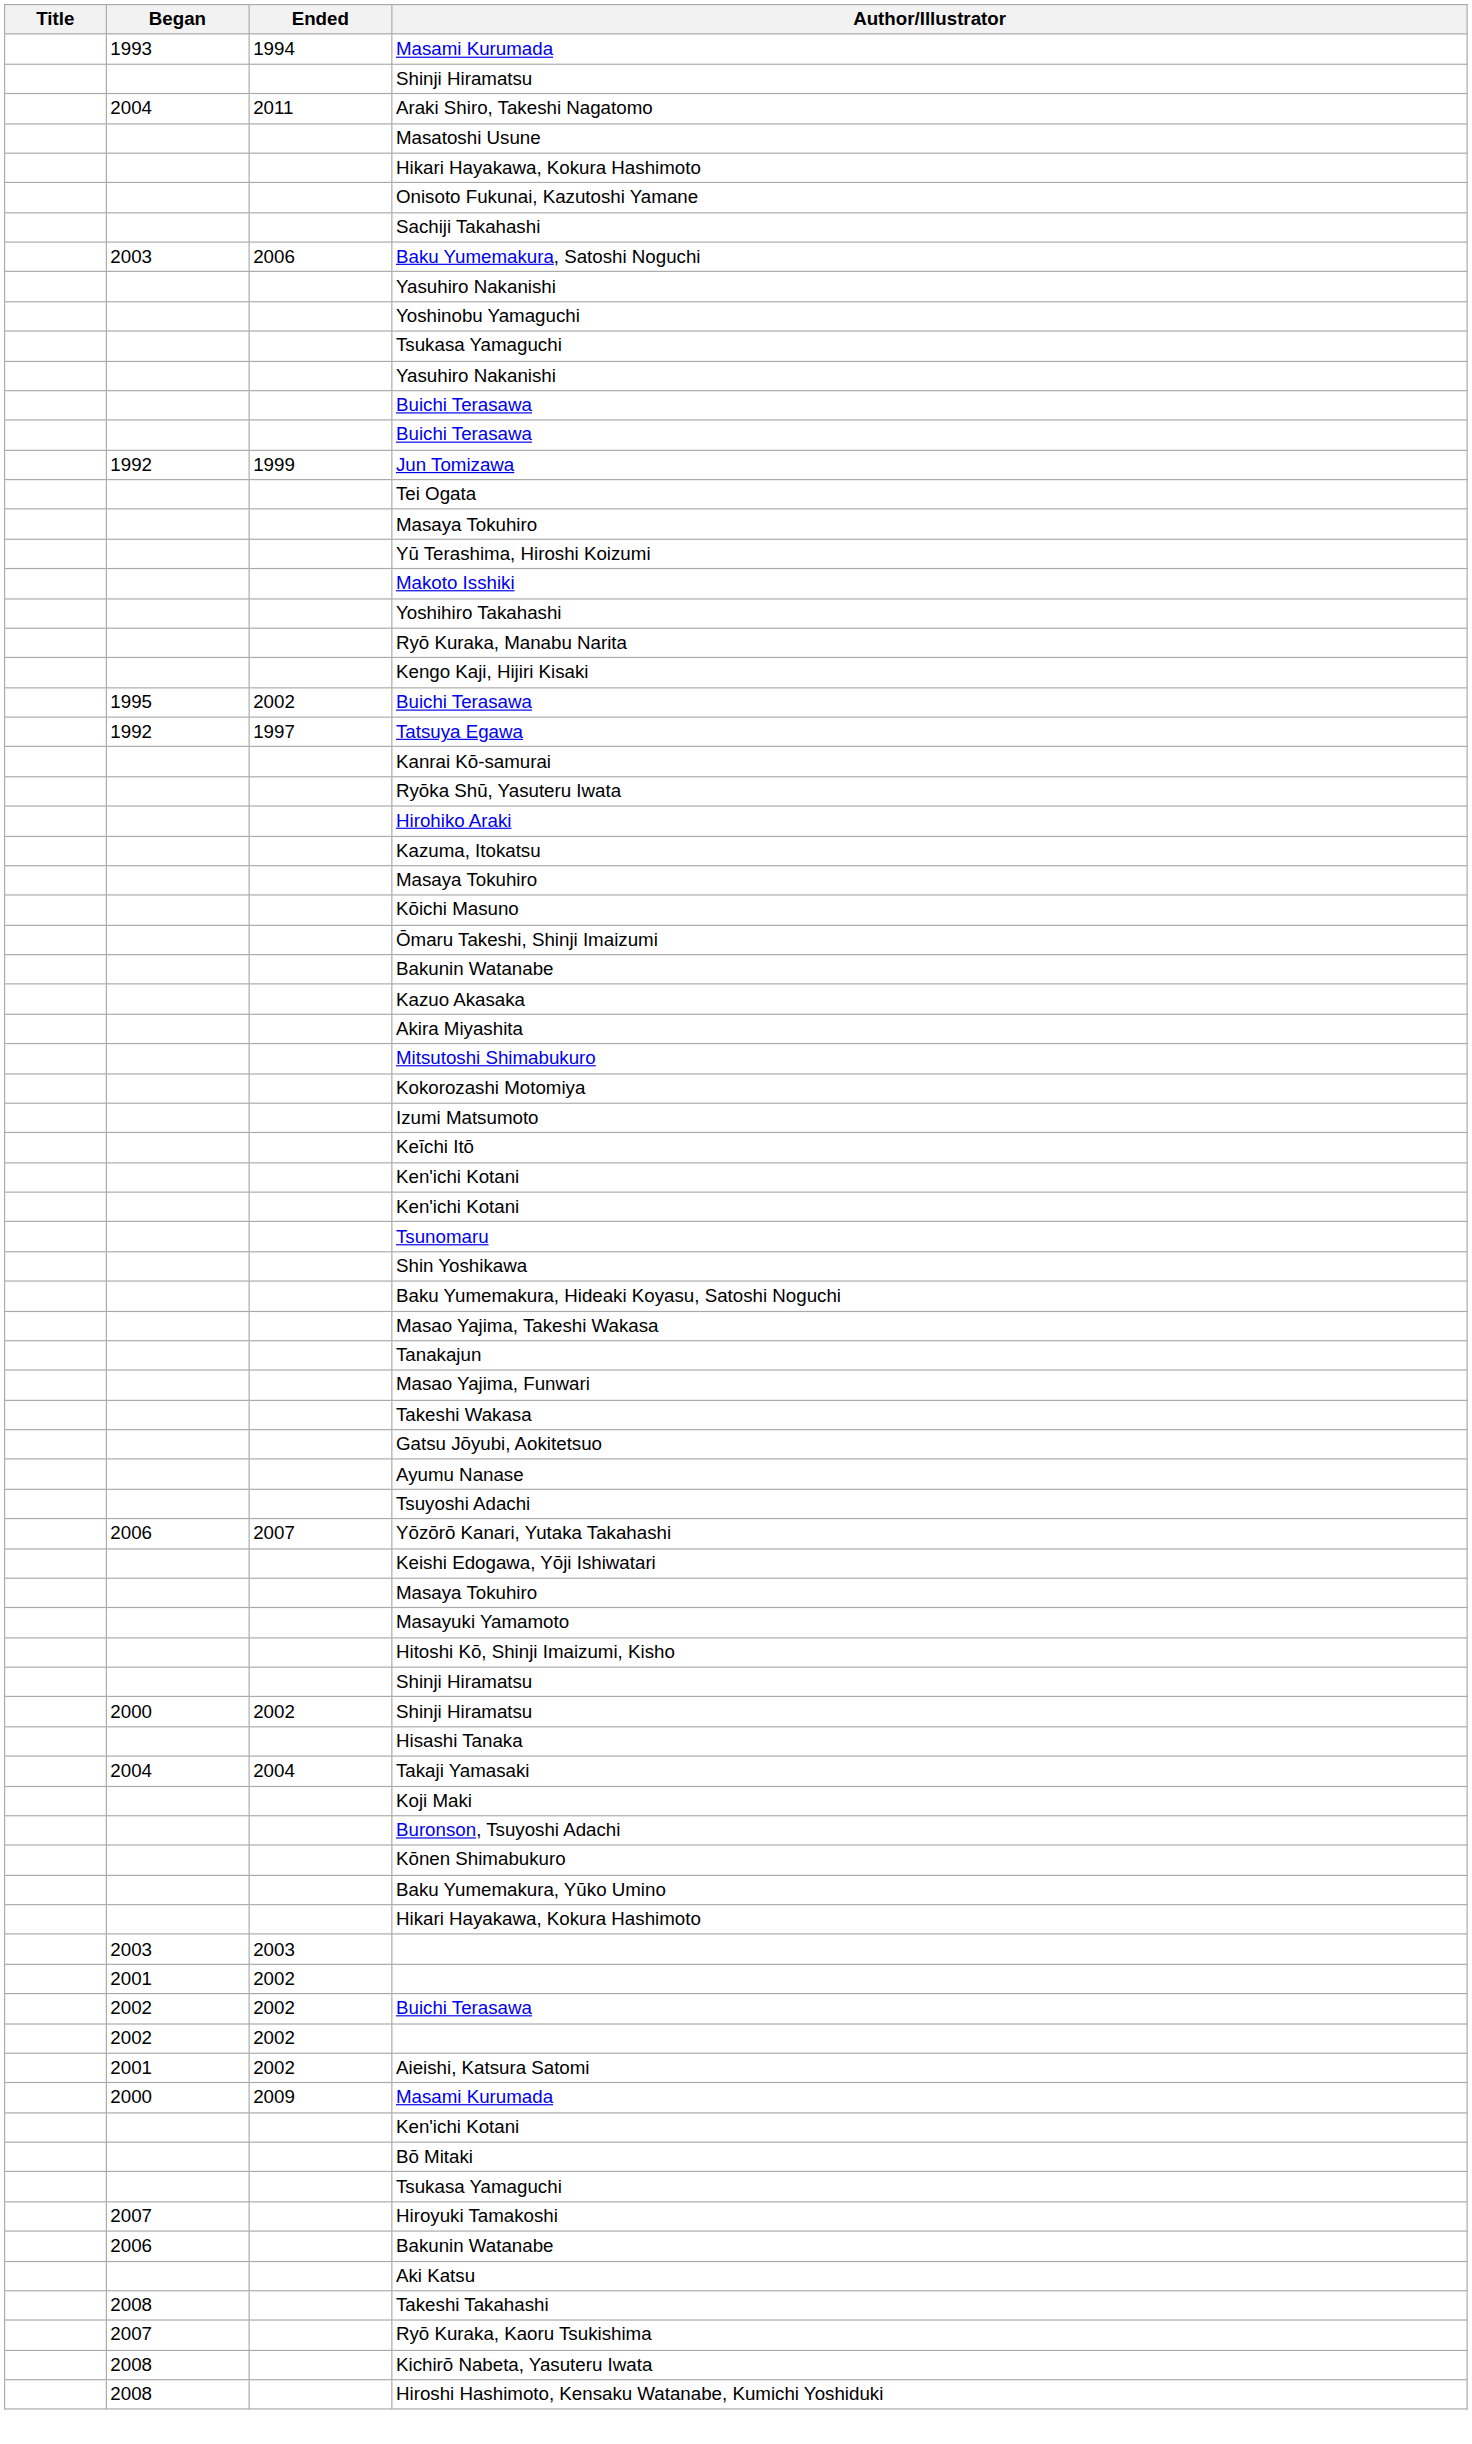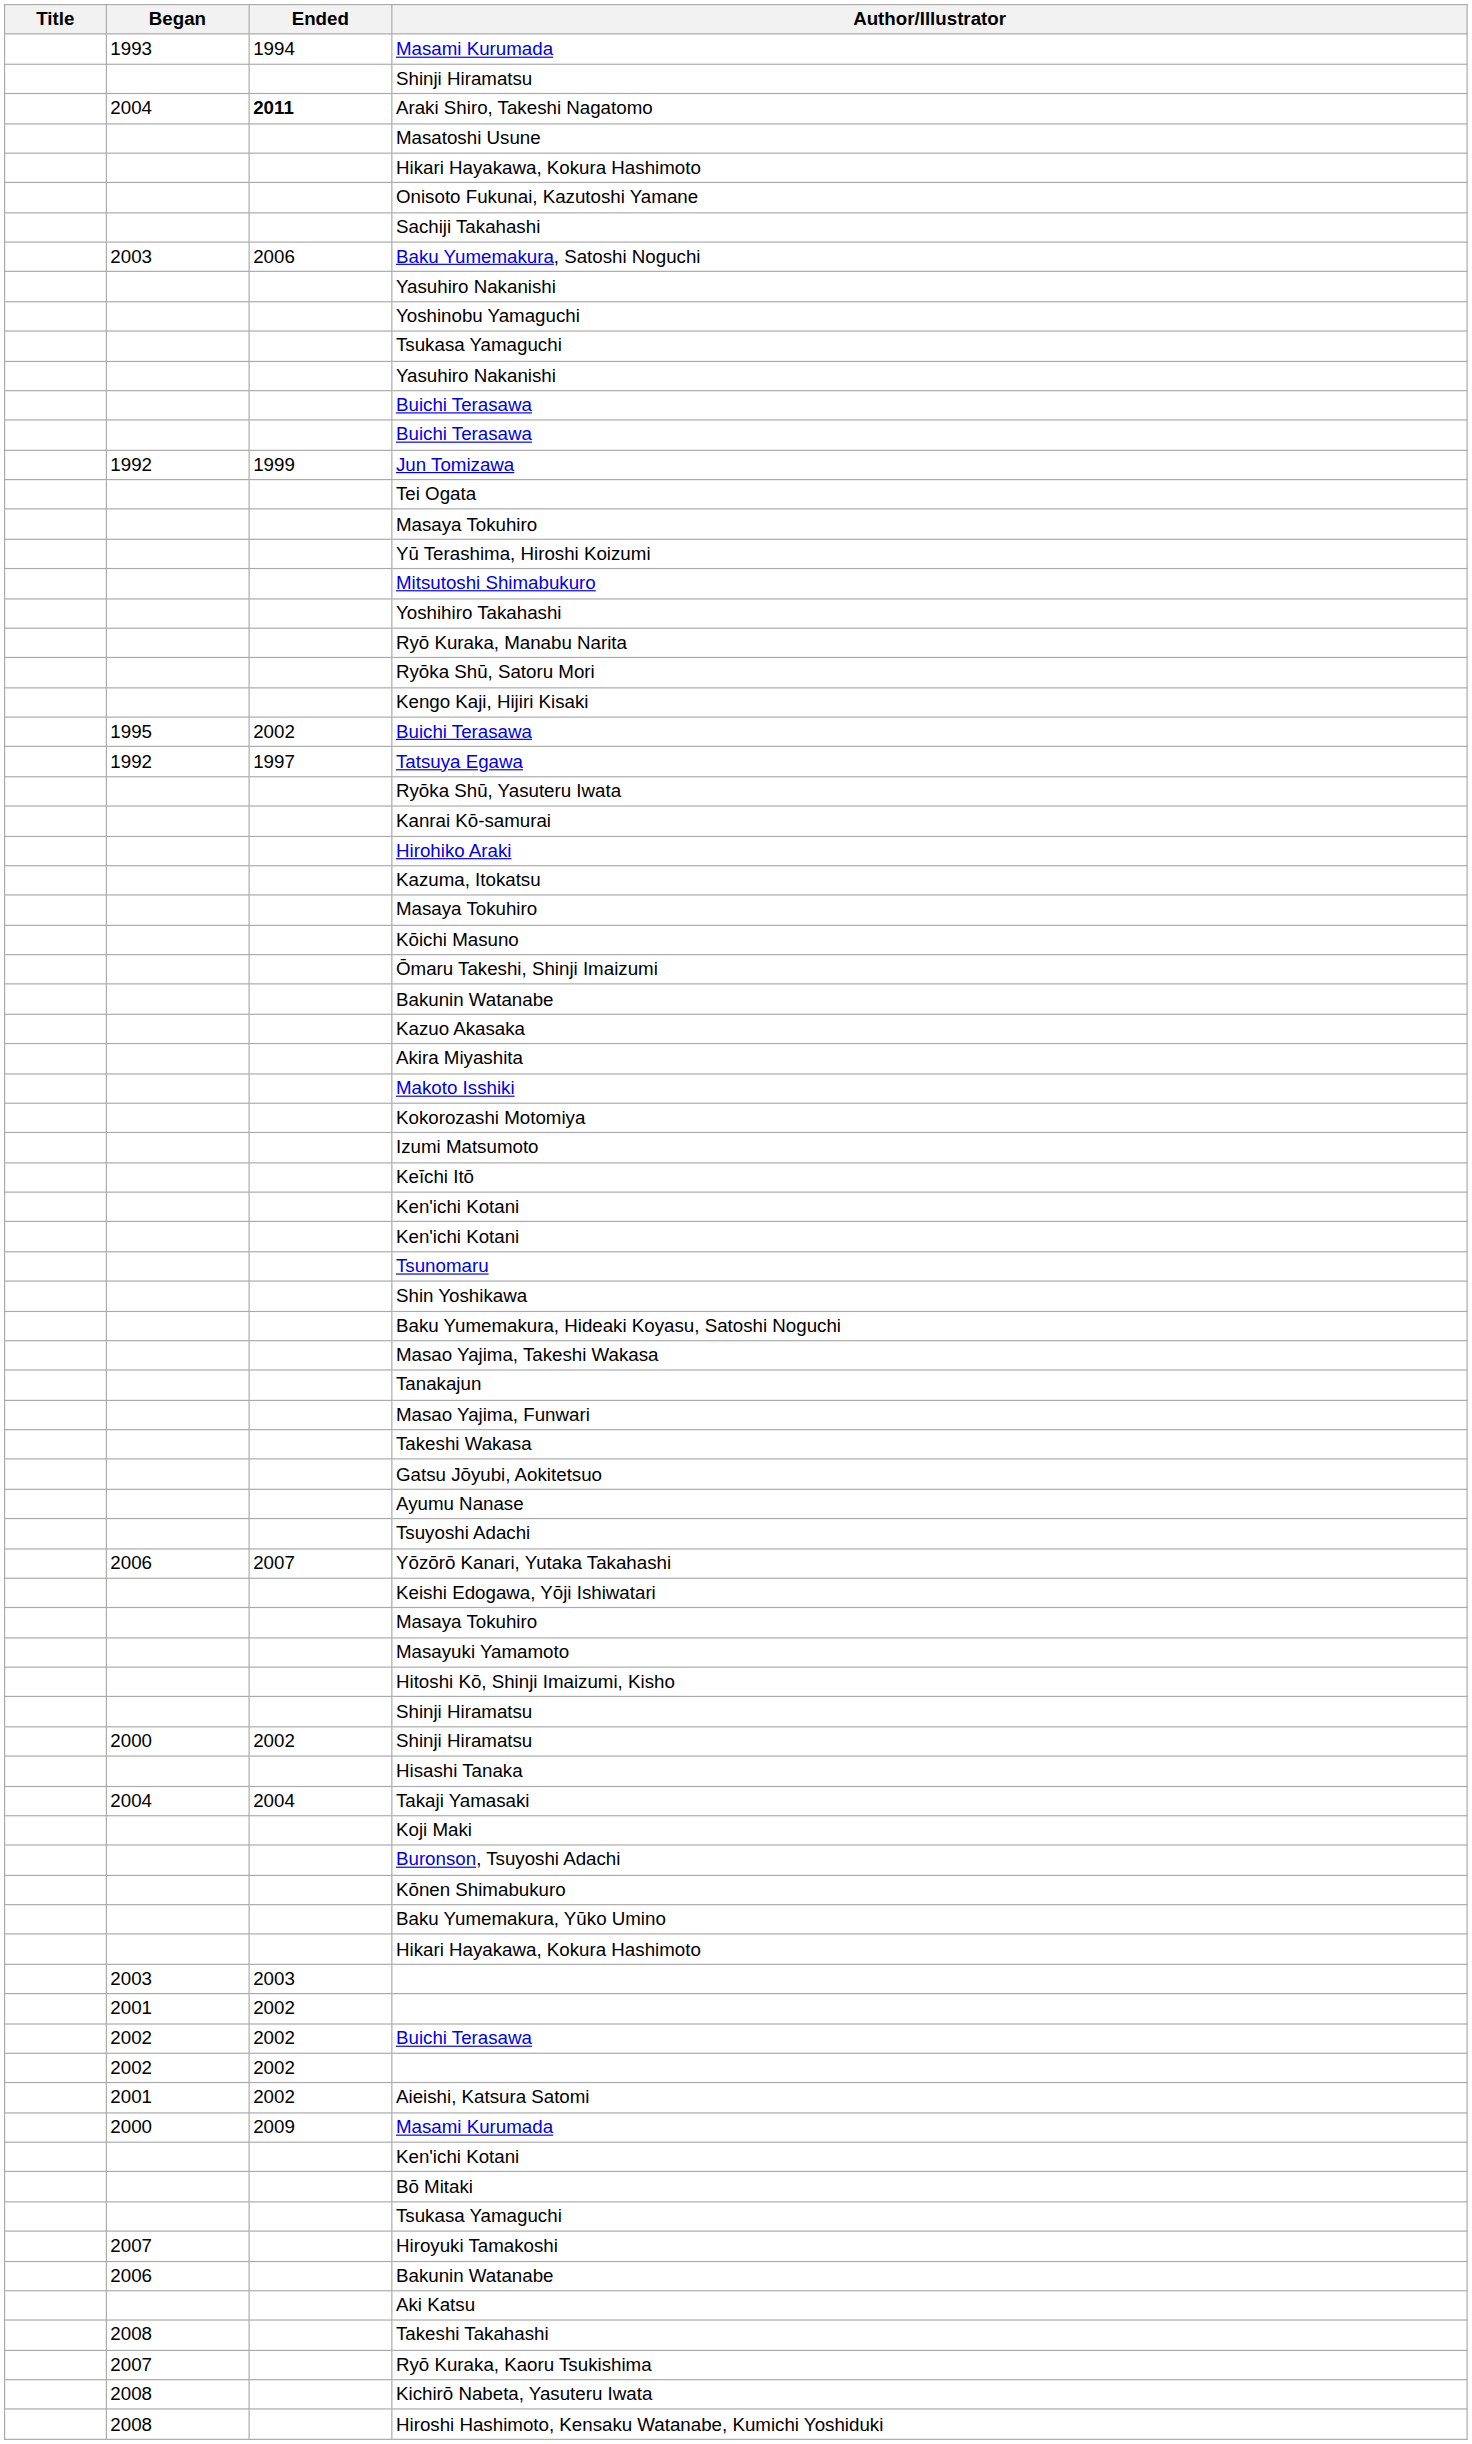(273, 108) normal -> (274, 108) bold
rows swapped: (177, 584) <-> (177, 1059)
+ row: (177, 673)
rows swapped: (177, 762) <-> (177, 791)
